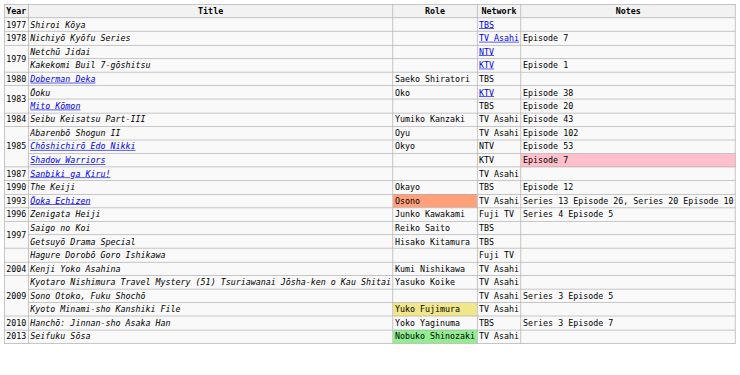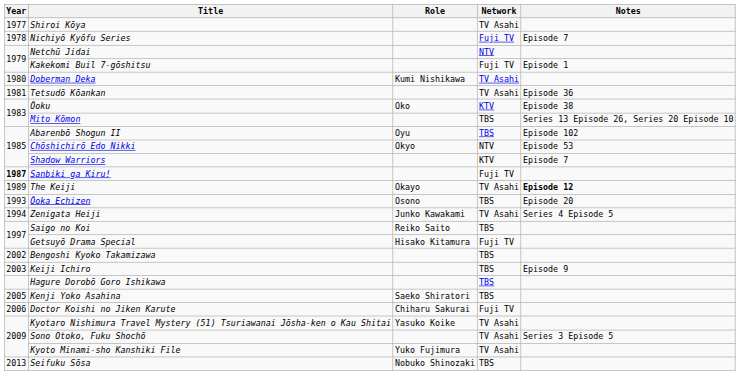(487, 25) TBS -> (499, 25) TV Asahi
(499, 38) TV Asahi -> (497, 38) Fuji TV
(487, 65) KTV -> (497, 65) Fuji TV
(432, 79) Saeko Shiratori -> (430, 79) Kumi Nishikawa
(487, 79) TBS -> (499, 79) TV Asahi
+ row: (68, 92)
(548, 106) Episode 20 -> (628, 120) Series 13 Episode 26, Series 20 Episode 10
- row: (88, 120)
(499, 133) TV Asahi -> (487, 133) TBS
(546, 160) pink background -> (546, 160) no background
(16, 174) normal -> (16, 174) bold
(499, 174) TV Asahi -> (497, 174) Fuji TV
(16, 187) 1990 -> (16, 187) 1989
(487, 187) TBS -> (499, 187) TV Asahi
(548, 187) normal -> (548, 187) bold
(407, 201) lightsalmon background -> (407, 201) no background
(499, 201) TV Asahi -> (487, 201) TBS
(628, 201) Series 13 Episode 26, Series 20 Episode 10 -> (548, 201) Episode 20
(16, 214) 1996 -> (16, 214) 1994
(497, 214) Fuji TV -> (499, 214) TV Asahi
(487, 242) TBS -> (497, 242) Fuji TV
+ row: (93, 255)
+ row: (60, 269)
(497, 255) Fuji TV -> (487, 282) TBS
(16, 269) 2004 -> (16, 296) 2005
(430, 269) Kumi Nishikawa -> (432, 296) Saeko Shiratori
(499, 269) TV Asahi -> (487, 296) TBS
+ row: (103, 309)
(427, 309) khaki background -> (427, 350) no background
- row: (100, 323)
(435, 337) lightgreen background -> (435, 364) no background
(499, 337) TV Asahi -> (487, 364) TBS
